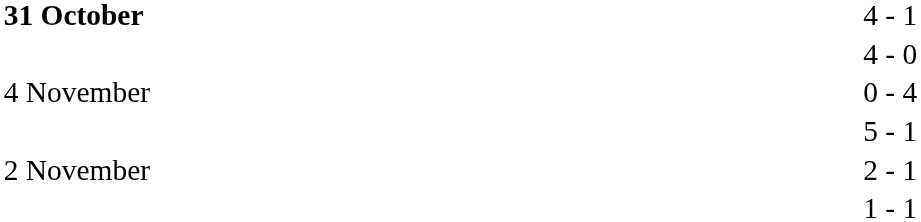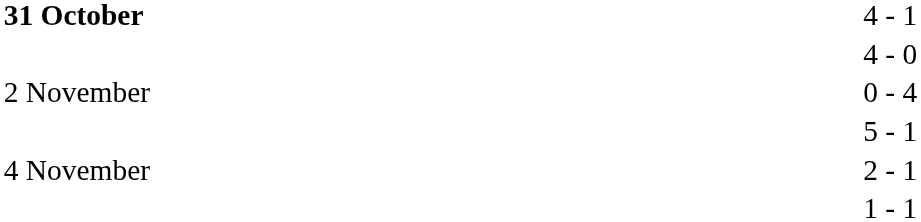(77, 92) 4 November -> (77, 92) 2 November
(77, 169) 2 November -> (77, 169) 4 November
